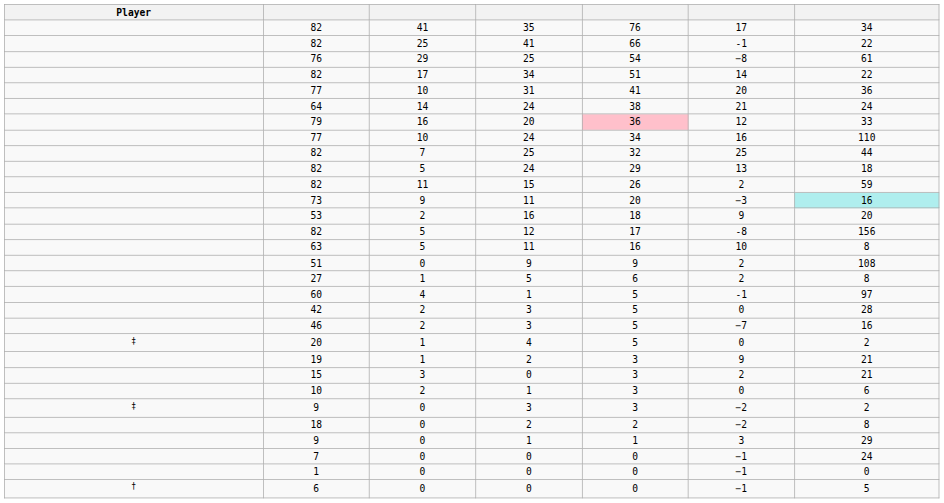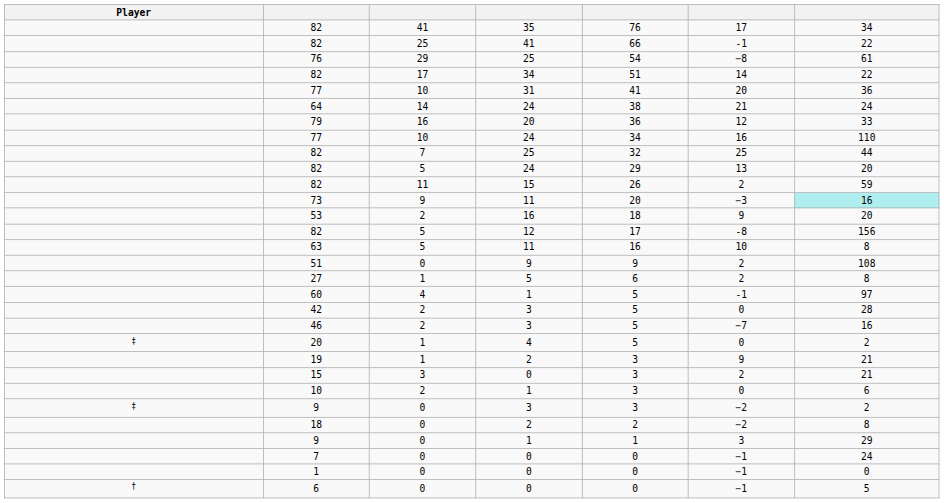(635, 122) pink background -> (635, 122) no background
(867, 169) 18 -> (867, 169) 20
